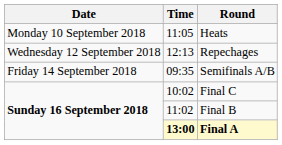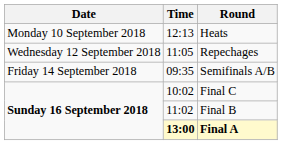(180, 33) 11:05 -> (180, 33) 12:13
(180, 52) 12:13 -> (180, 52) 11:05
